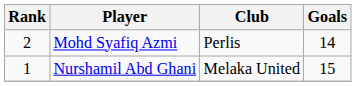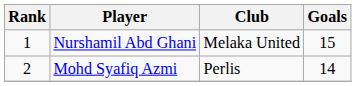rows swapped: (125, 68) <-> (115, 42)
